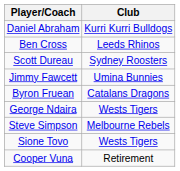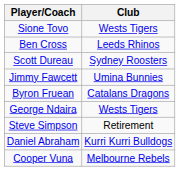rows swapped: (43, 29) <-> (43, 142)
(128, 126) Melbourne Rebels -> (128, 126) Retirement
(128, 158) Retirement -> (128, 158) Melbourne Rebels
